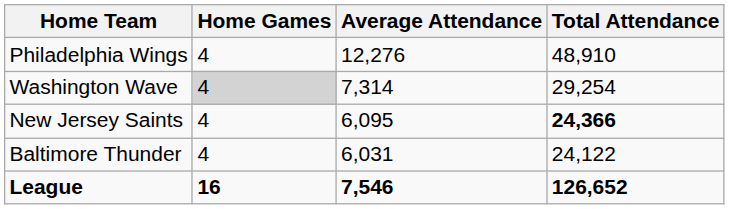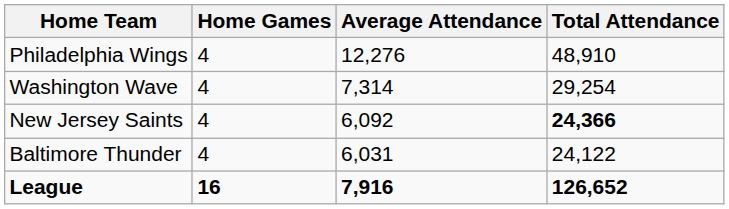(203, 87) lightgrey background -> (203, 87) no background
(367, 120) 6,095 -> (367, 120) 6,092
(367, 187) 7,546 -> (367, 187) 7,916
